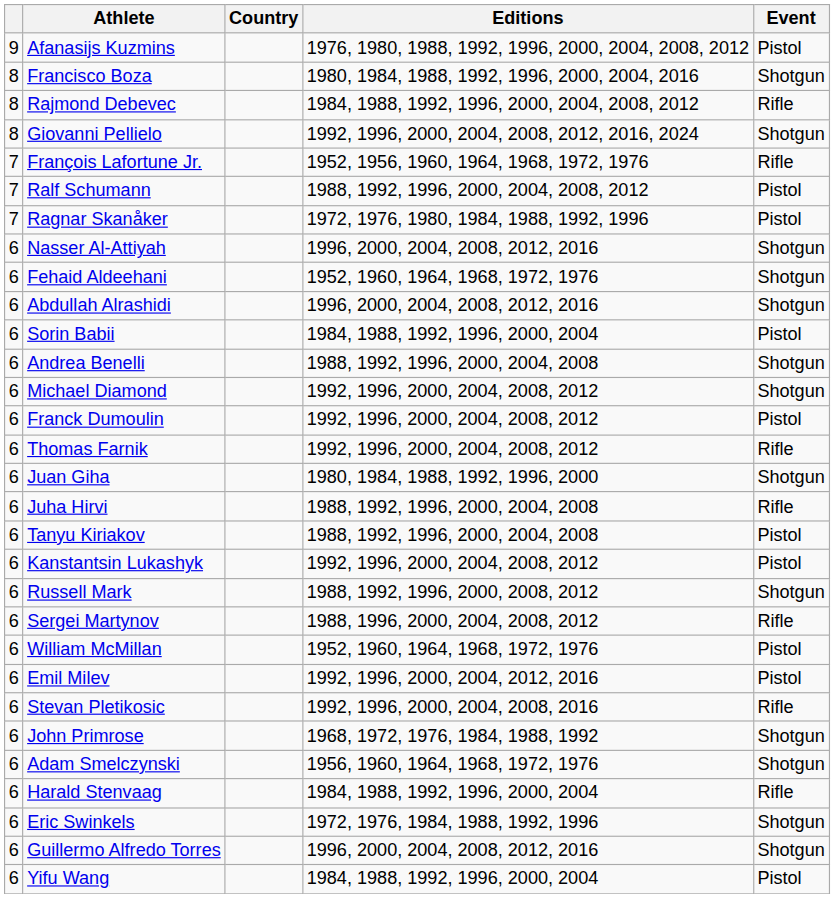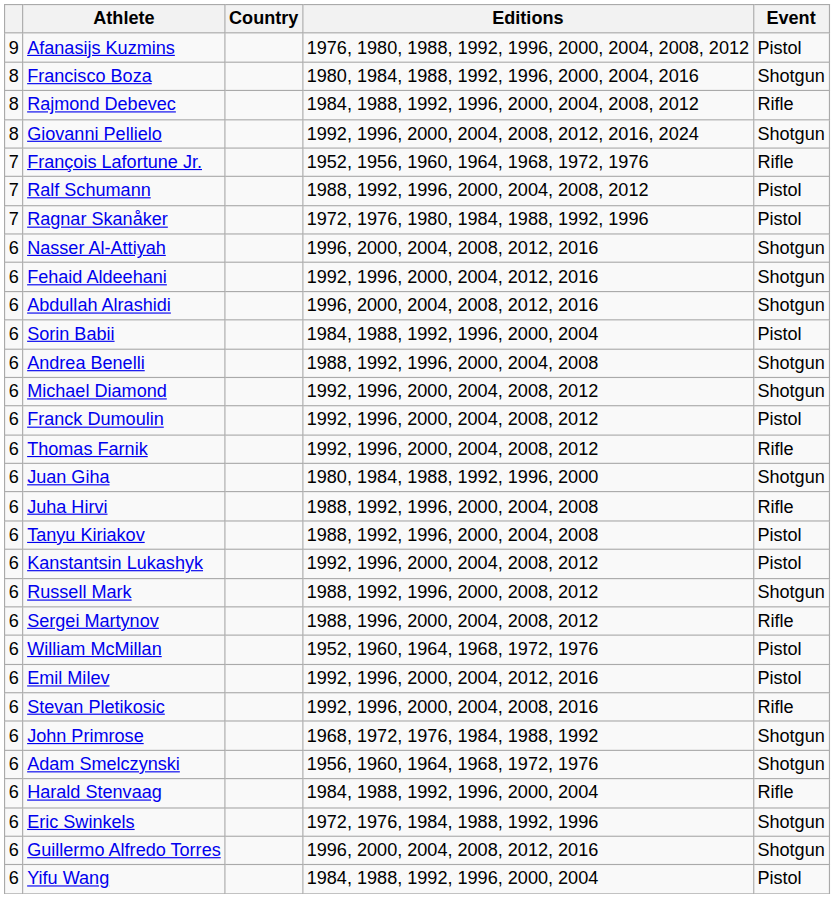(452, 276) 1952, 1960, 1964, 1968, 1972, 1976 -> (452, 276) 1992, 1996, 2000, 2004, 2012, 2016
